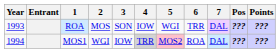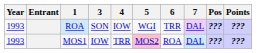- column: (101, 12)
(15, 41) 1994 -> (15, 41) 1993
(145, 41) lightgrey background -> (122, 41) no background
